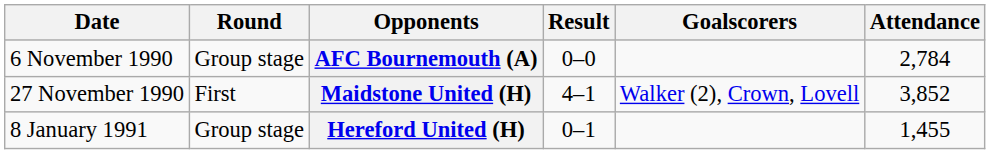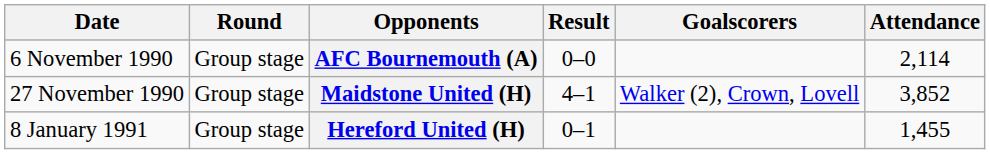(925, 58) 2,784 -> (925, 58) 2,114
(215, 93) First -> (249, 93) Group stage
